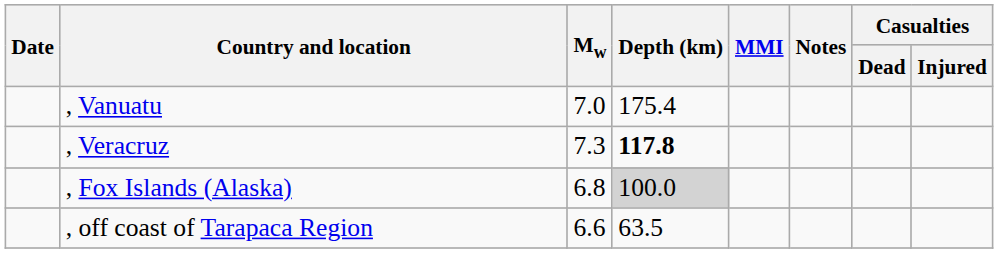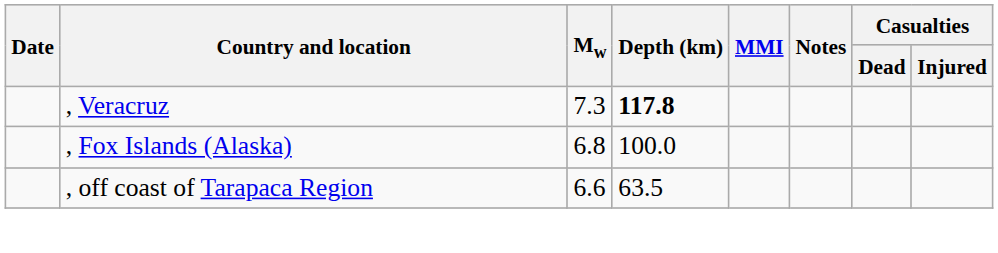- row: (114, 106)
(647, 187) lightgrey background -> (647, 146) no background
